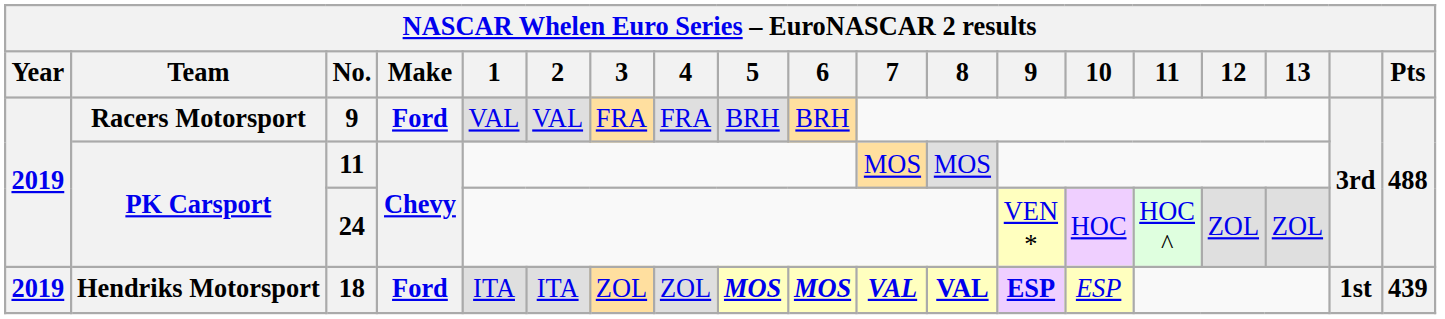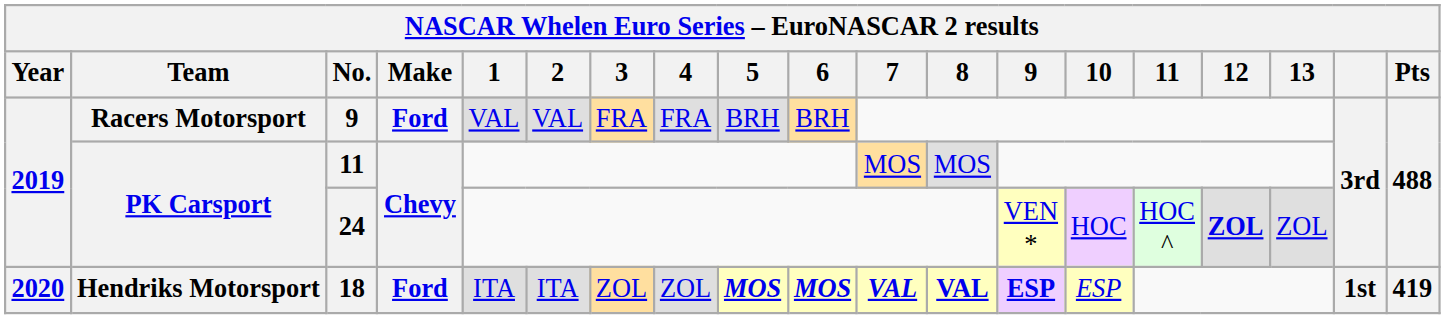(1233, 226) normal -> (1236, 226) bold
(38, 288) 2019 -> (38, 288) 2020
(1408, 288) 439 -> (1412, 288) 419
